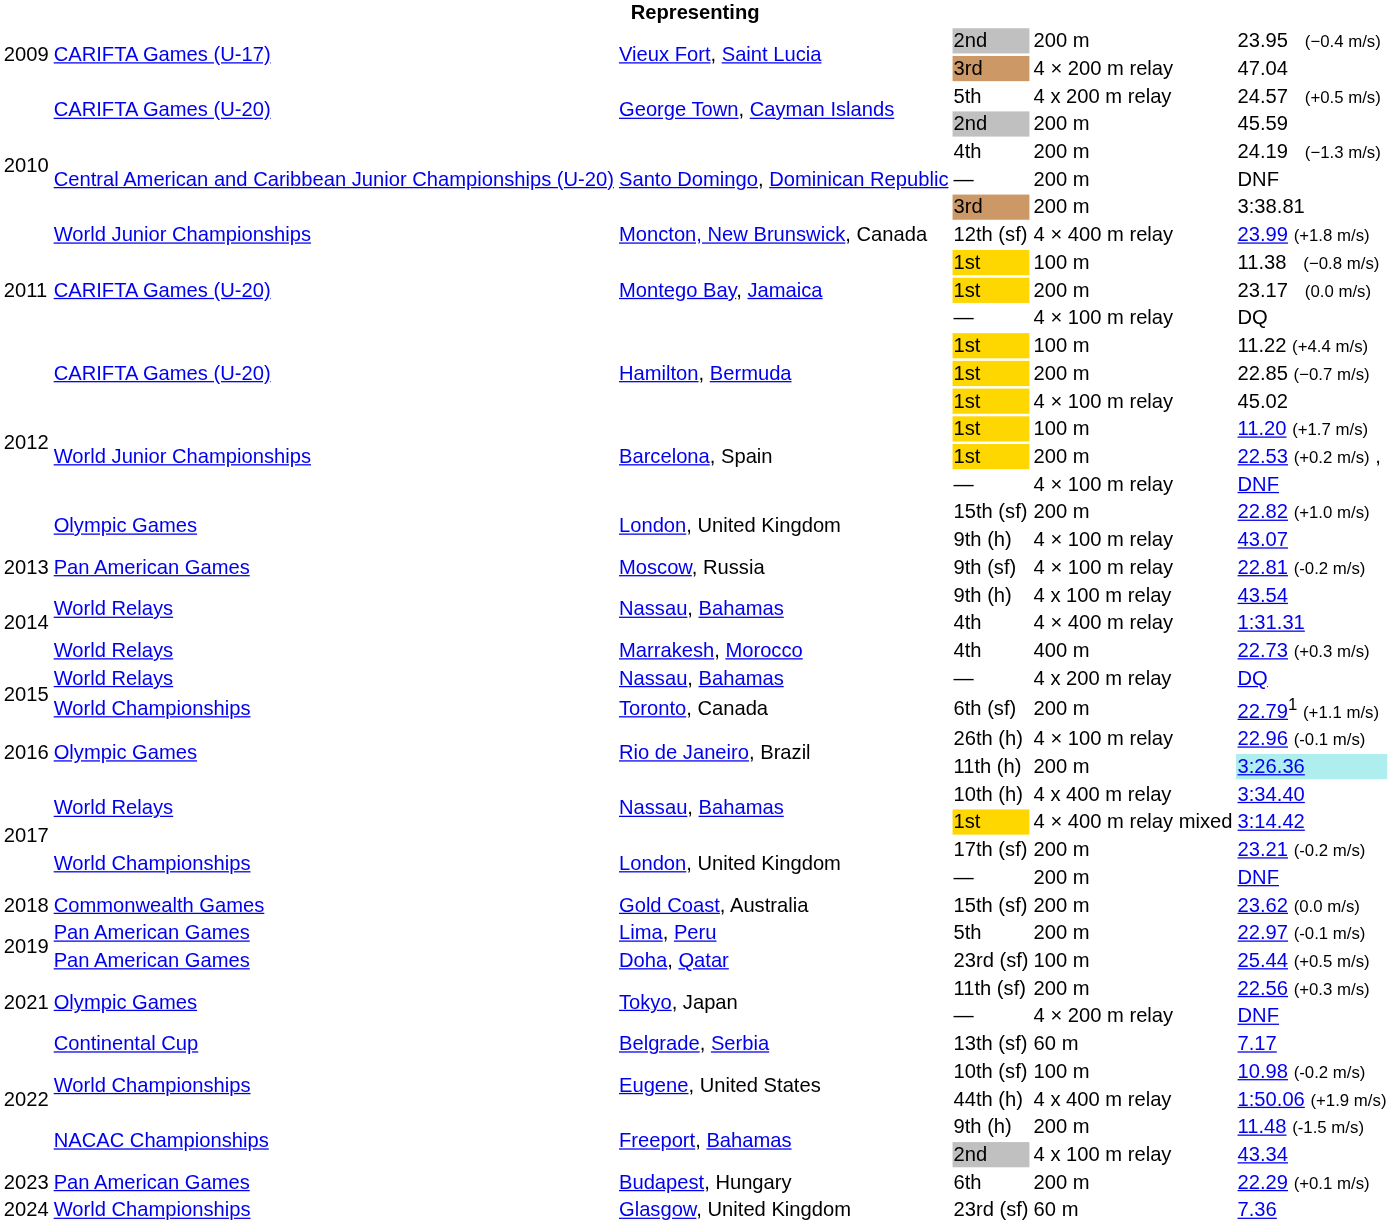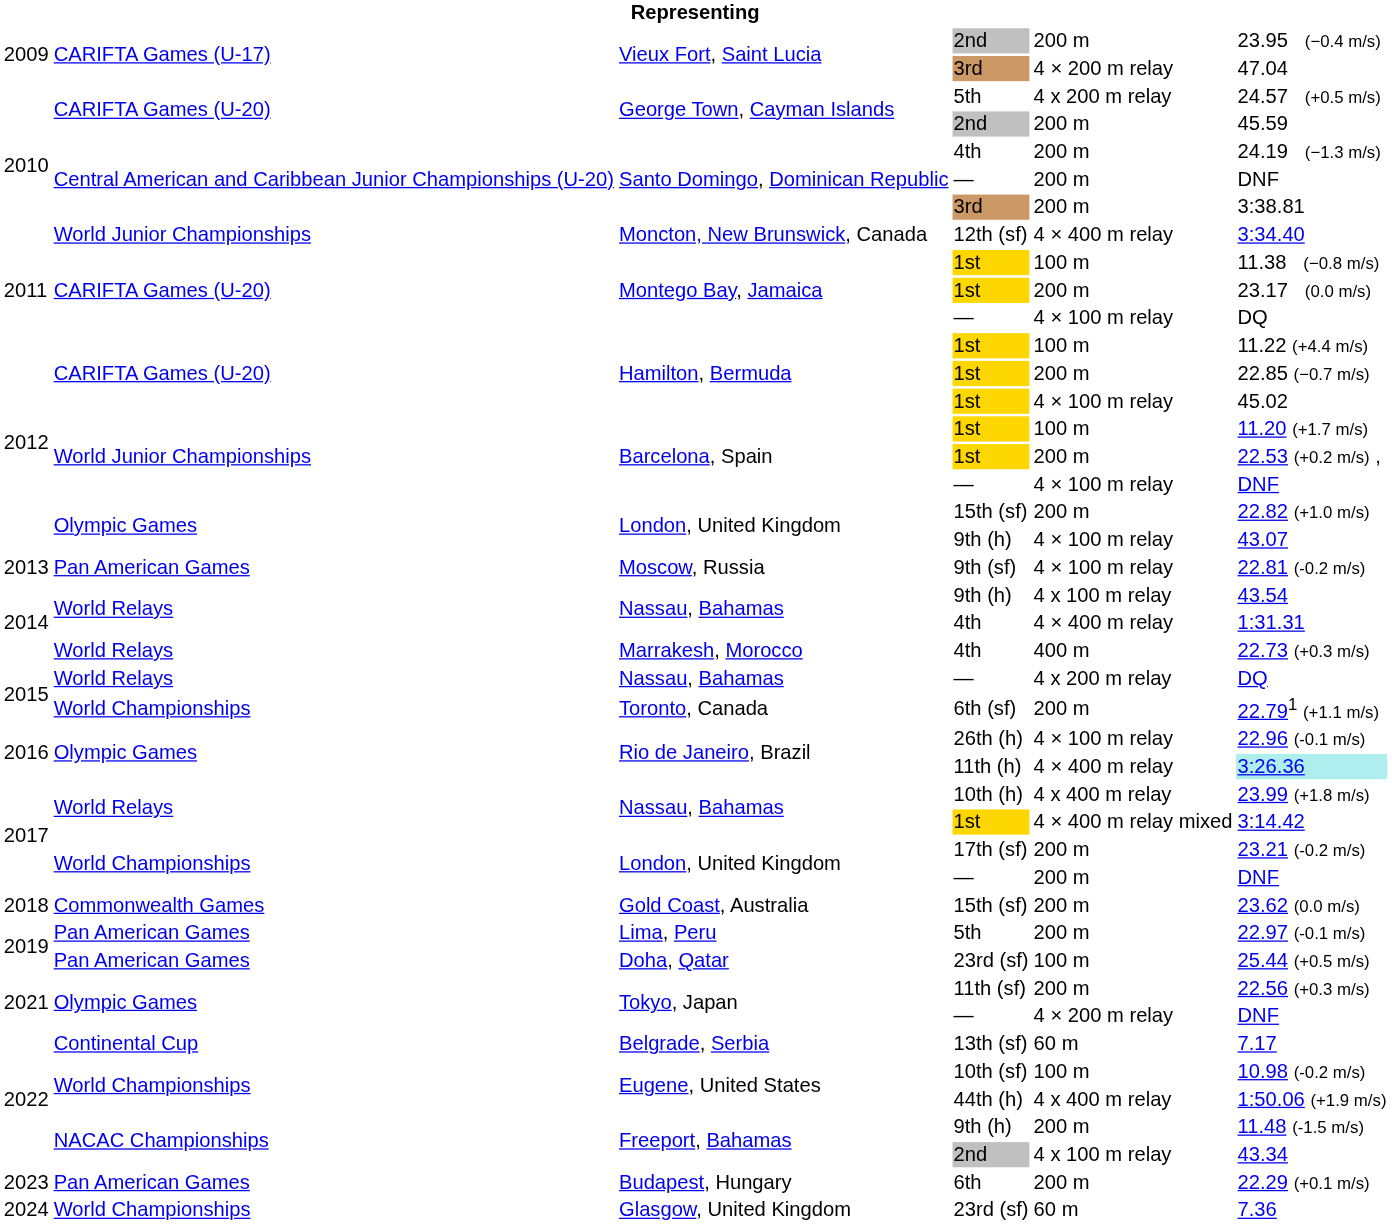(1304, 234) 23.99 (+1.8 m/s) -> (1271, 234) 3:34.40
(1062, 766) 200 m -> (1103, 766) 4 × 400 m relay
(1271, 794) 3:34.40 -> (1304, 794) 23.99 (+1.8 m/s)
